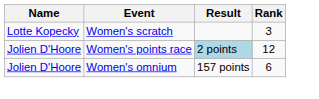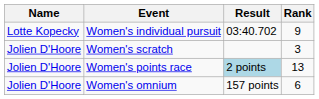+ row: (154, 31)
(43, 31) Lotte Kopecky -> (44, 49) Jolien D'Hoore
(269, 49) 12 -> (298, 67) 13
